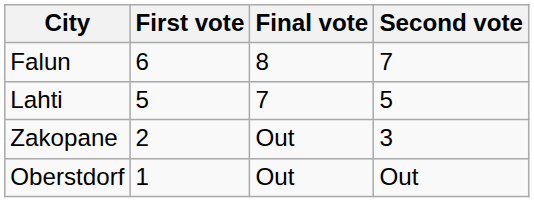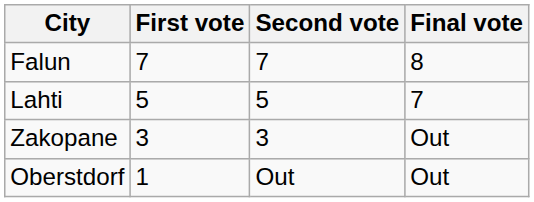columns swapped: (451, 23) <-> (312, 23)
(142, 61) 6 -> (142, 61) 7
(142, 138) 2 -> (142, 138) 3
